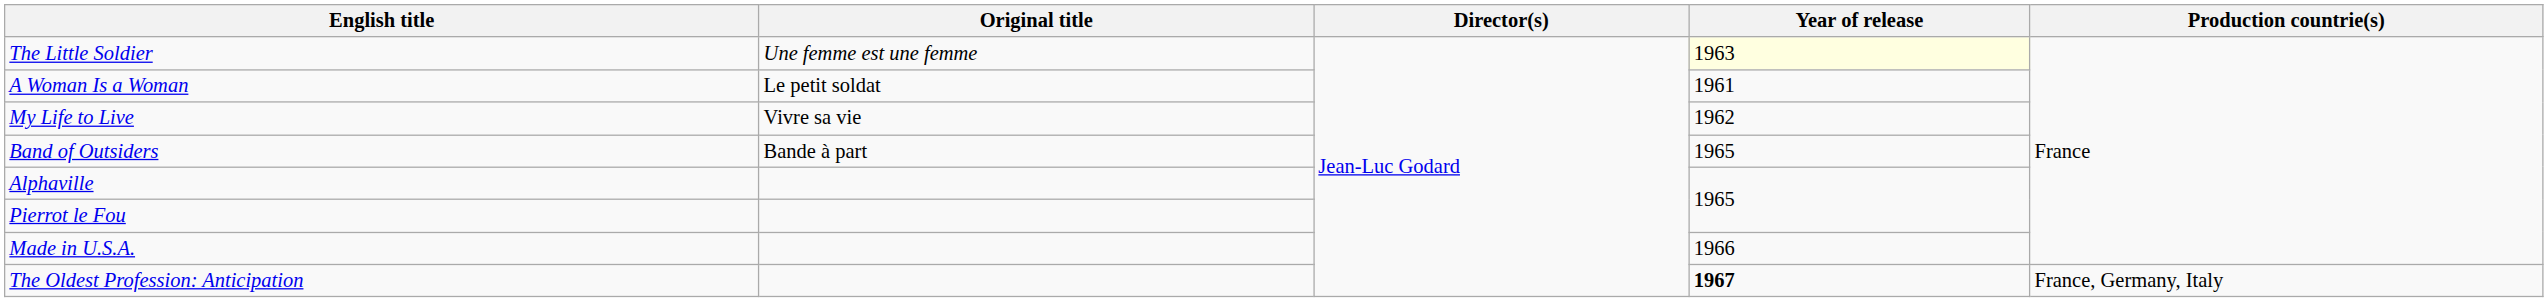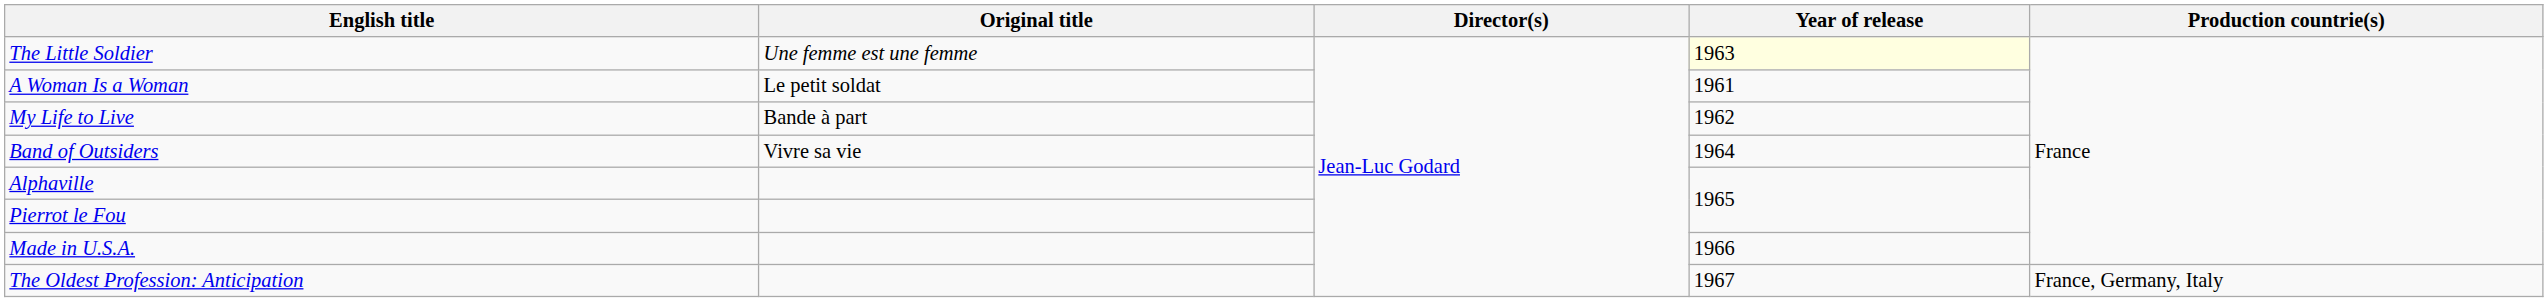(812, 118) Vivre sa vie -> (815, 118) Bande à part
(815, 150) Bande à part -> (812, 150) Vivre sa vie
(1714, 150) 1965 -> (1714, 150) 1964
(1714, 280) bold -> (1714, 280) normal
